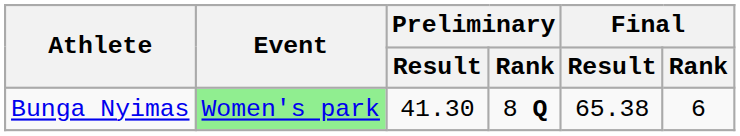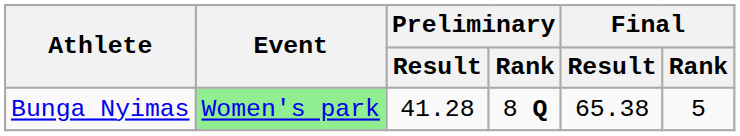(437, 109) 41.30 -> (437, 109) 41.28
(698, 109) 6 -> (698, 109) 5
